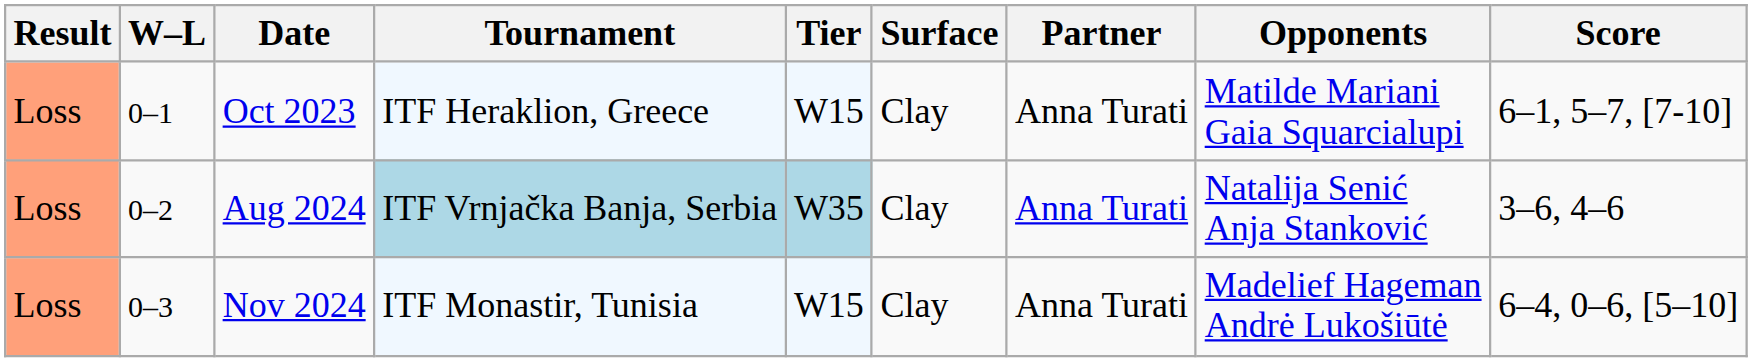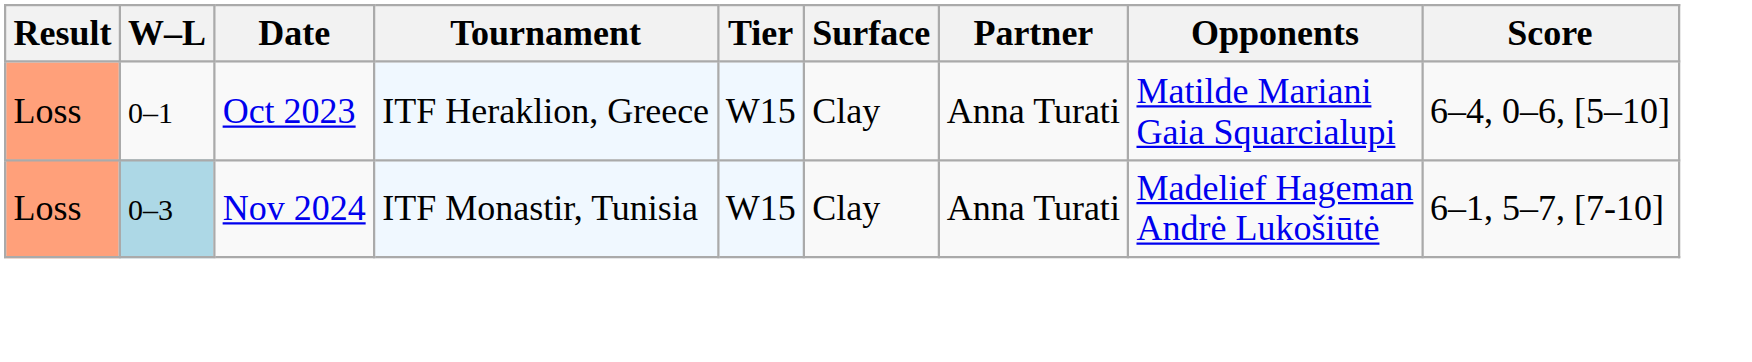(1615, 110) 6–1, 5–7, [7-10] -> (1550, 110) 6–4, 0–6, [5–10]
- row: (294, 207)
(151, 307) no background -> (151, 210) lightblue background
(1618, 305) 6–4, 0–6, [5–10] -> (1547, 207) 6–1, 5–7, [7-10]
